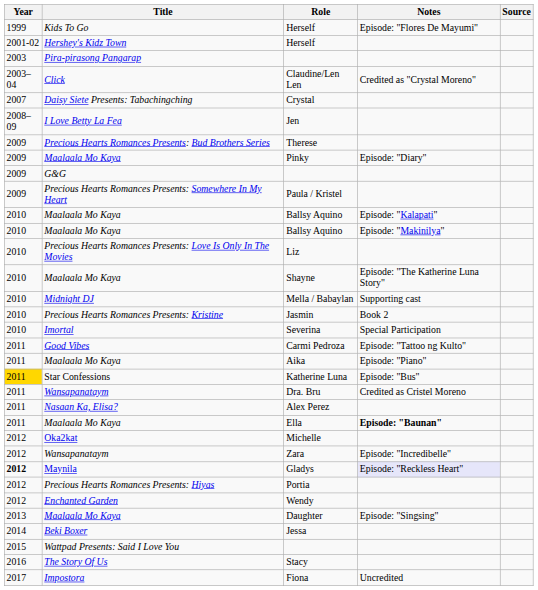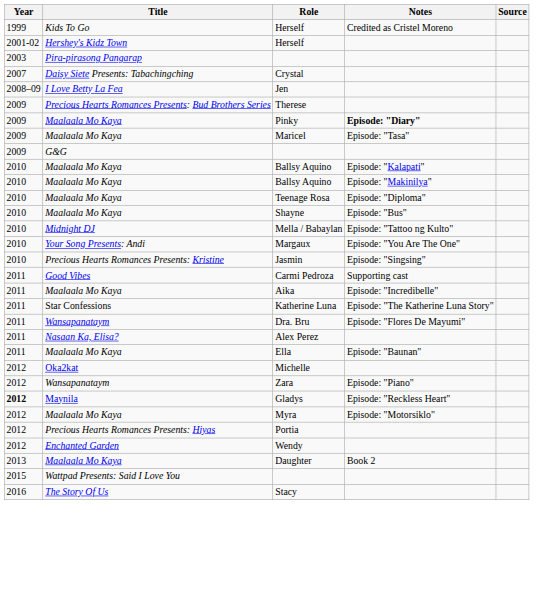(419, 27) Episode: "Flores De Mayumi" -> (400, 27) Credited as Cristel Moreno
- row: (55, 79)
(393, 158) normal -> (384, 120) bold
+ row: (83, 136)
- row: (153, 194)
- row: (157, 251)
+ row: (83, 197)
(419, 278) Episode: "The Katherine Luna Story" -> (377, 213) Episode: "Bus"
(390, 299) Supporting cast -> (400, 228) Episode: "Tattoo ng Kulto"
+ row: (95, 244)
(374, 314) Book 2 -> (386, 259) Episode: "Singsing"
- row: (59, 330)
(413, 345) Episode: "Tattoo ng Kulto" -> (377, 275) Supporting cast
(393, 361) Episode: "Piano" -> (393, 290) Episode: "Incredibelle"
(16, 376) gold background -> (16, 306) no background
(390, 376) Episode: "Bus" -> (420, 306) Episode: "The Katherine Luna Story"
(413, 392) Credited as Cristel Moreno -> (406, 321) Episode: "Flores De Mayumi"
(401, 423) bold -> (384, 352) normal
(405, 454) Episode: "Incredibelle" -> (380, 383) Episode: "Piano"
(411, 469) lavender background -> (399, 399) no background
+ row: (83, 414)
(399, 516) Episode: "Singsing" -> (361, 461) Book 2
- row: (66, 531)
- row: (64, 577)
